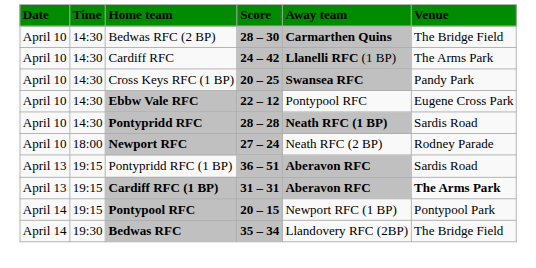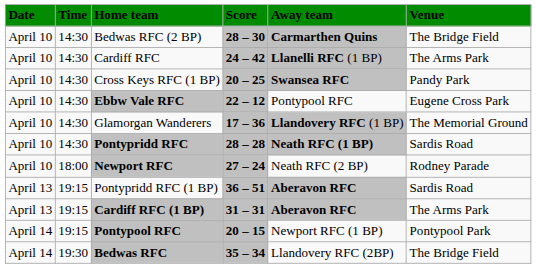+ row: (153, 123)
(457, 187) bold -> (449, 209) normal
